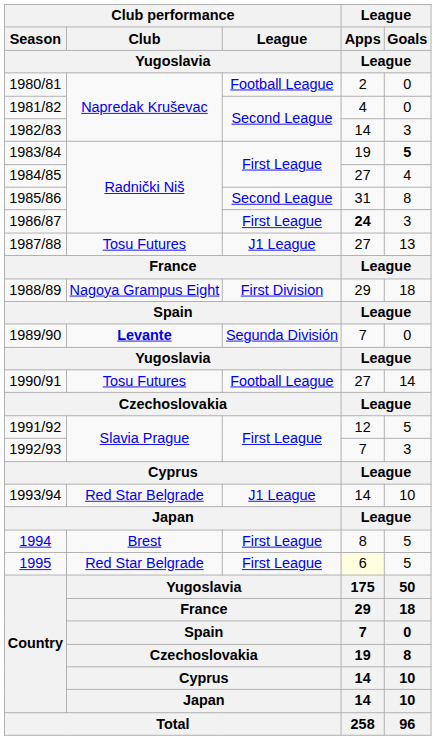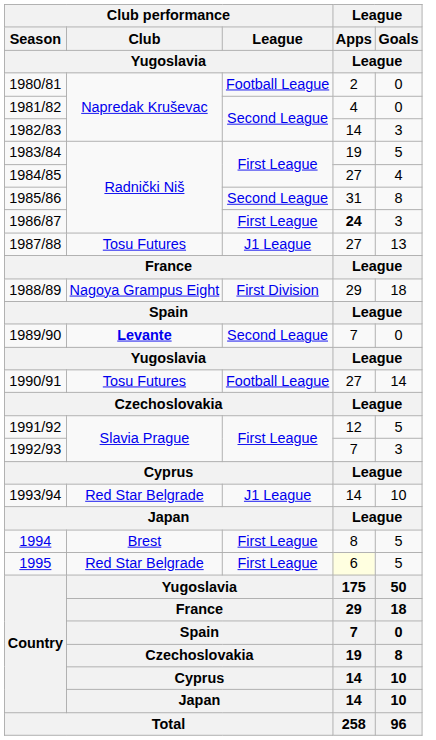(407, 152) bold -> (398, 152) normal
(282, 335) Segunda División -> (278, 335) Second League
